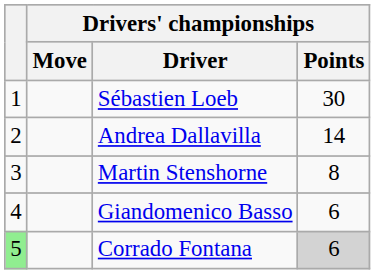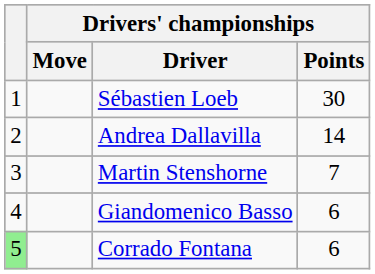(334, 173) 8 -> (334, 173) 7
(334, 249) lightgrey background -> (334, 249) no background
